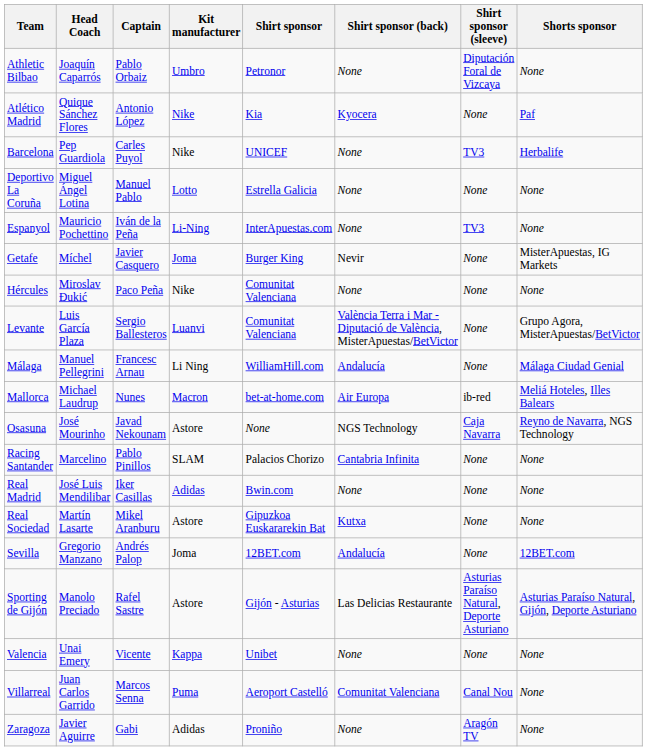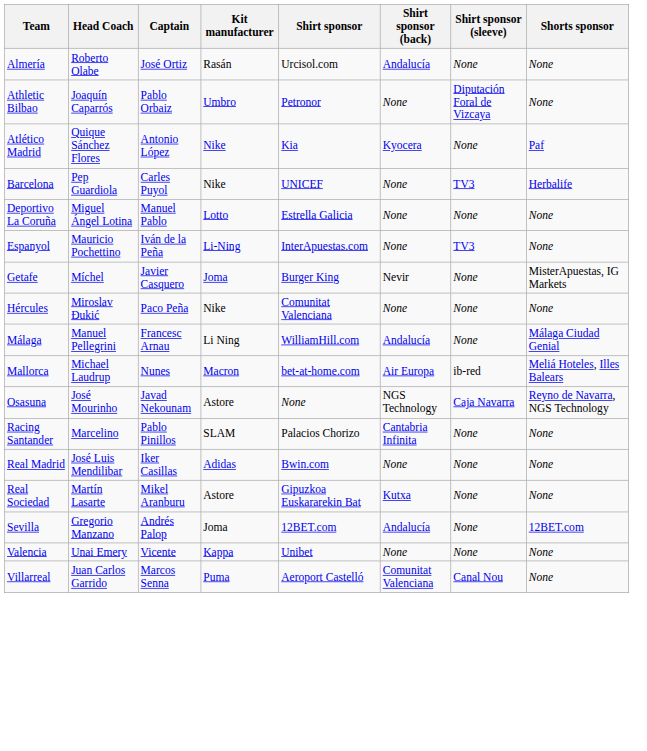+ row: (26, 64)
- row: (26, 328)
- row: (27, 604)
- row: (28, 730)
